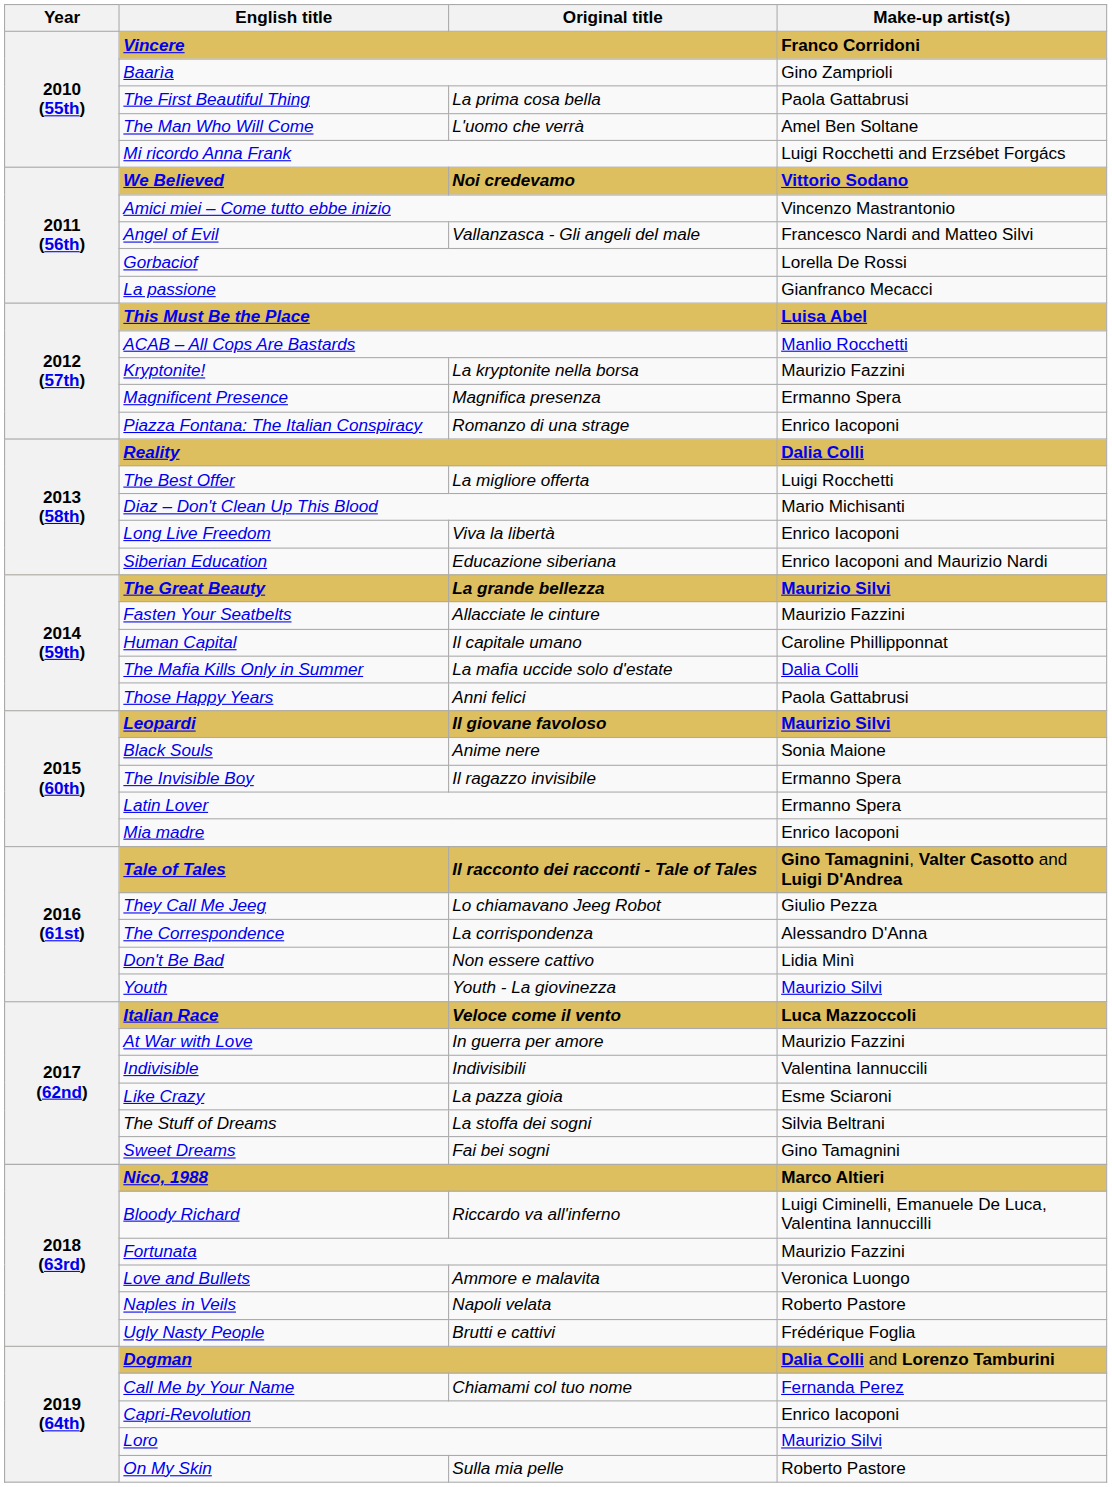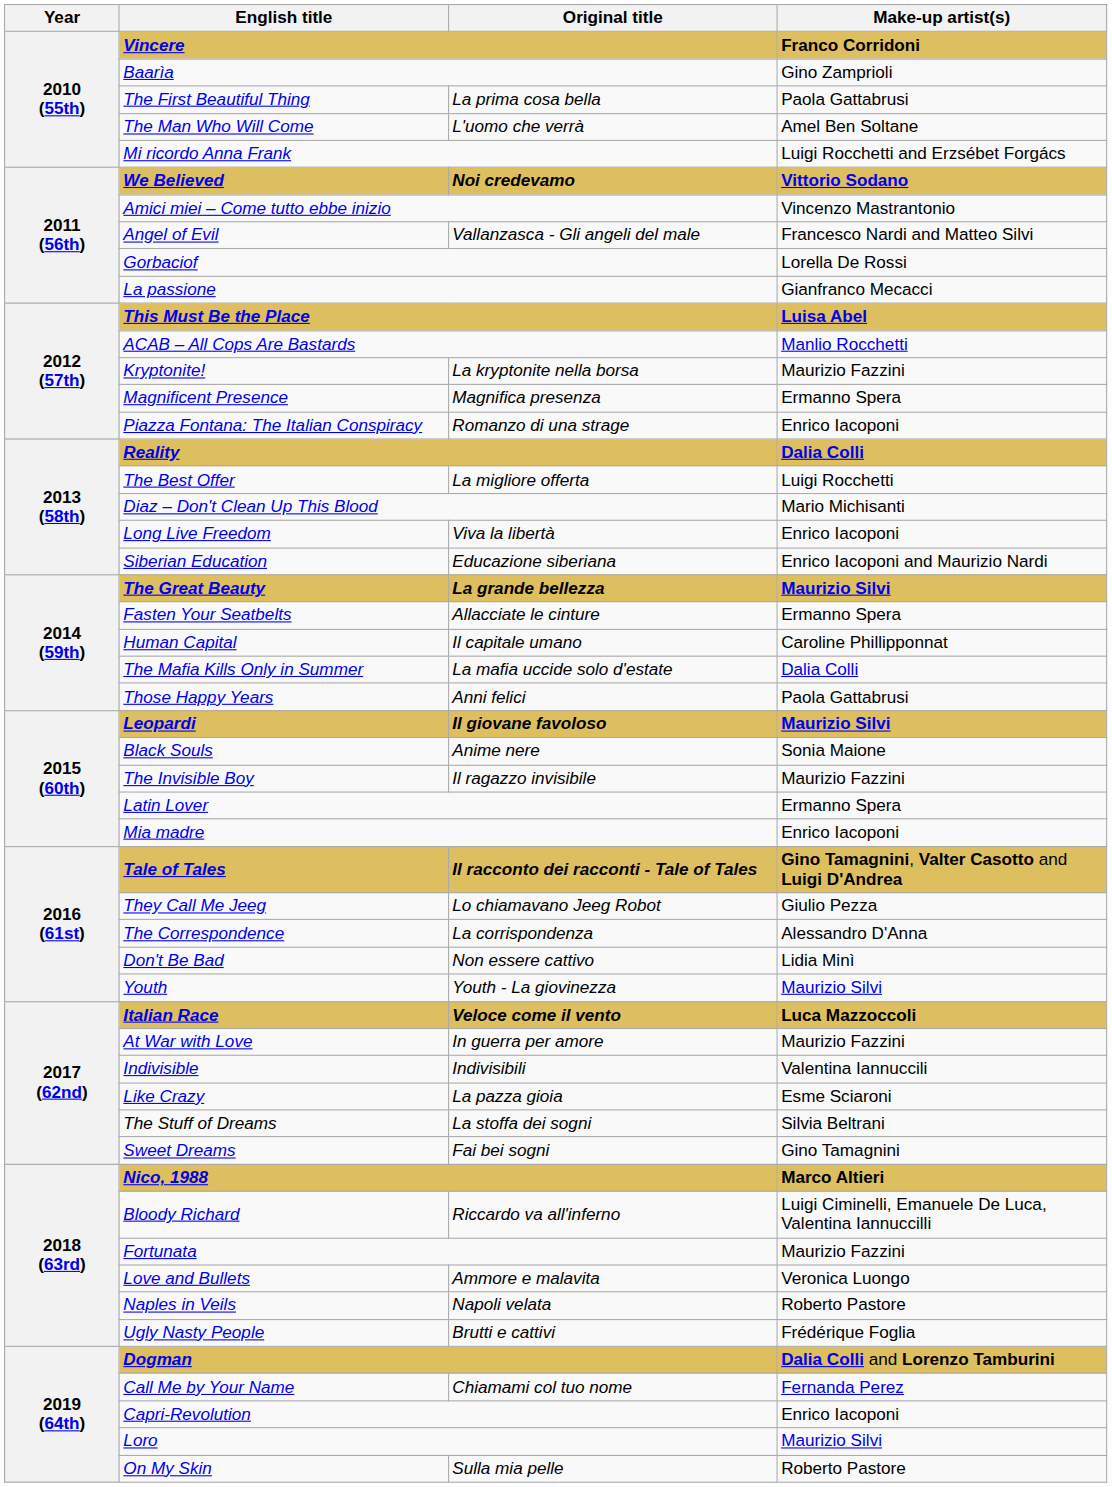(843, 615) Maurizio Fazzini -> (841, 615) Ermanno Spera
(841, 778) Ermanno Spera -> (843, 778) Maurizio Fazzini
